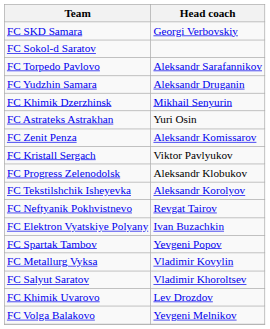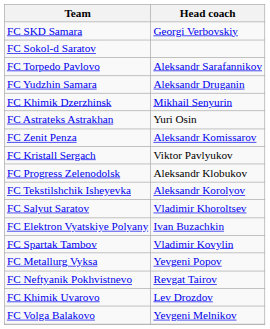rows swapped: (48, 279) <-> (69, 208)
(188, 244) Yevgeni Popov -> (193, 244) Vladimir Kovylin
(193, 262) Vladimir Kovylin -> (188, 262) Yevgeni Popov
